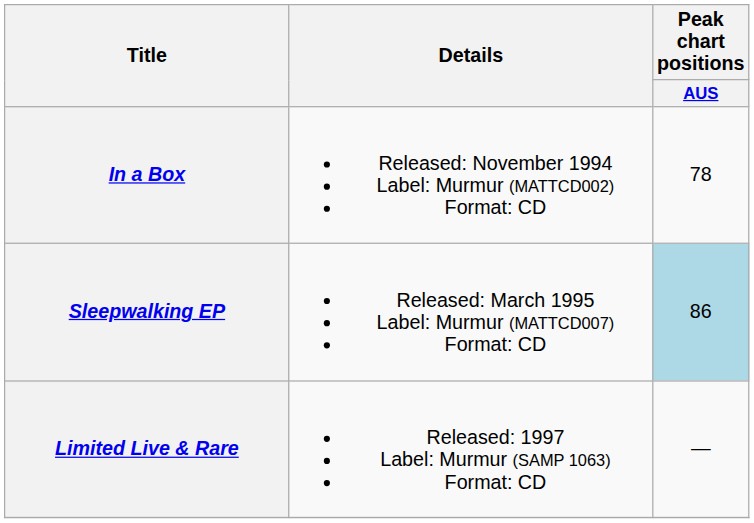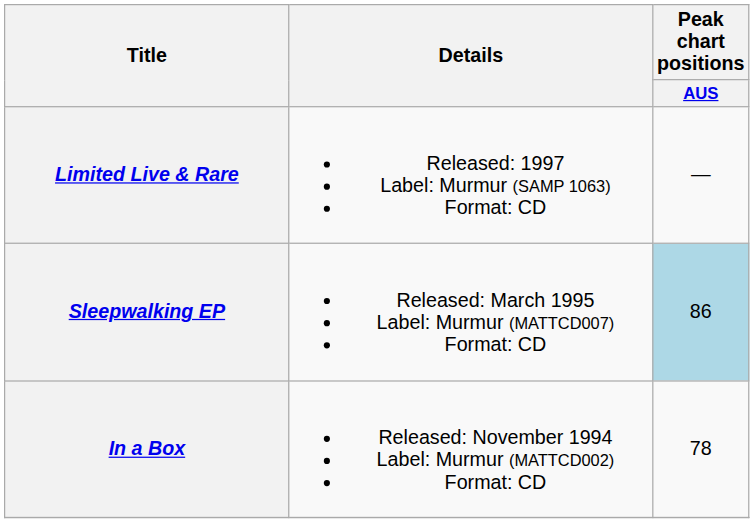rows swapped: (147, 174) <-> (147, 448)
